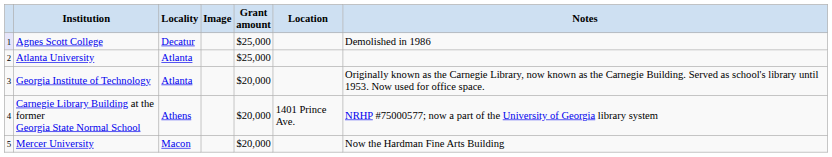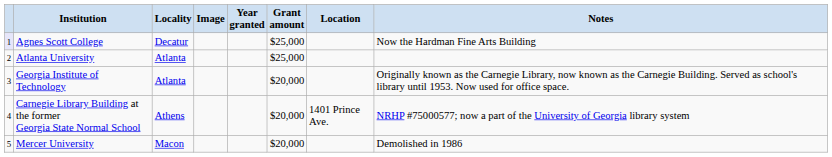+ column: (247, 18)
(388, 41) Demolished in 1986 -> (456, 41) Now the Hardman Fine Arts Building
(425, 144) Now the Hardman Fine Arts Building -> (419, 144) Demolished in 1986
